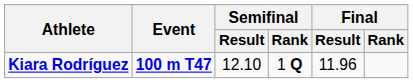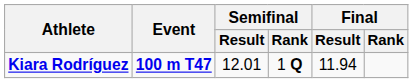(242, 66) 12.10 -> (242, 66) 12.01
(338, 66) 11.96 -> (338, 66) 11.94
